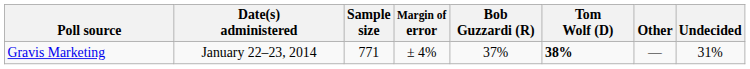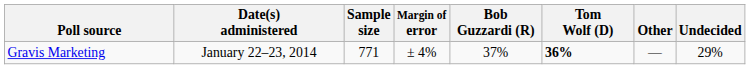(559, 52) 38% -> (559, 52) 36%
(710, 52) 31% -> (710, 52) 29%
